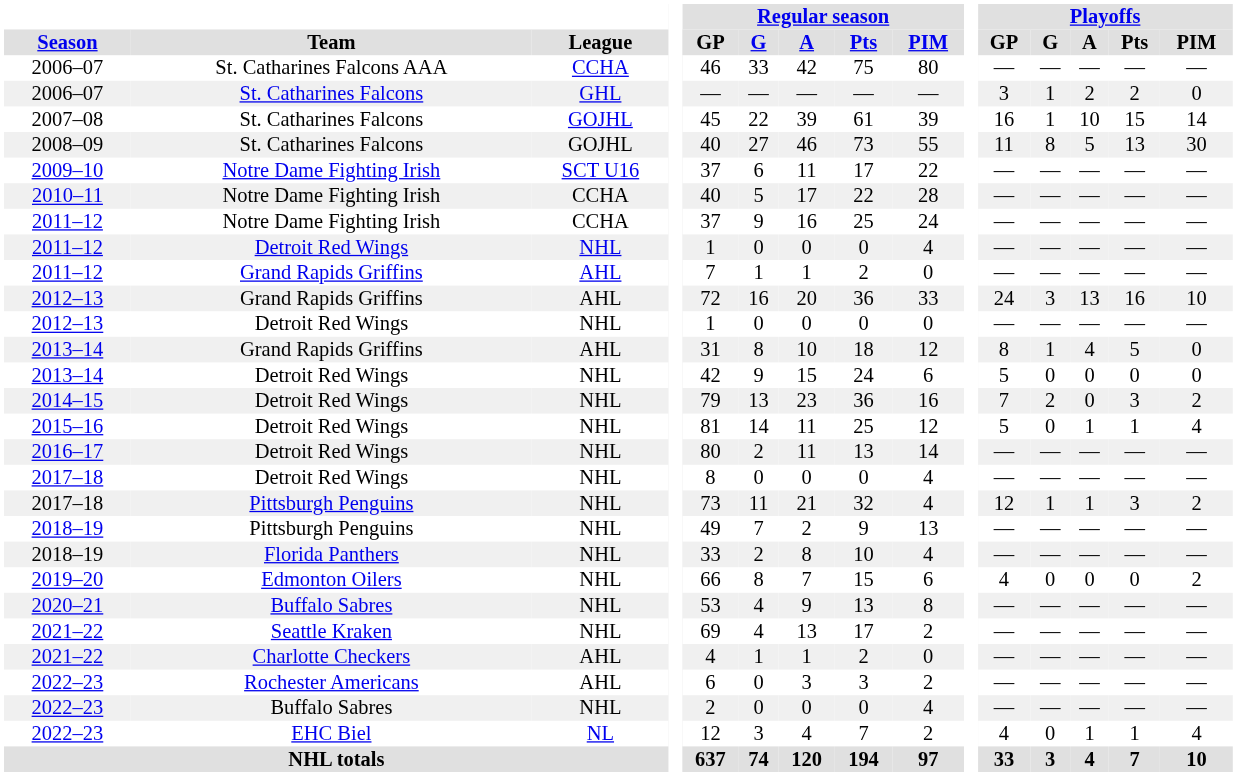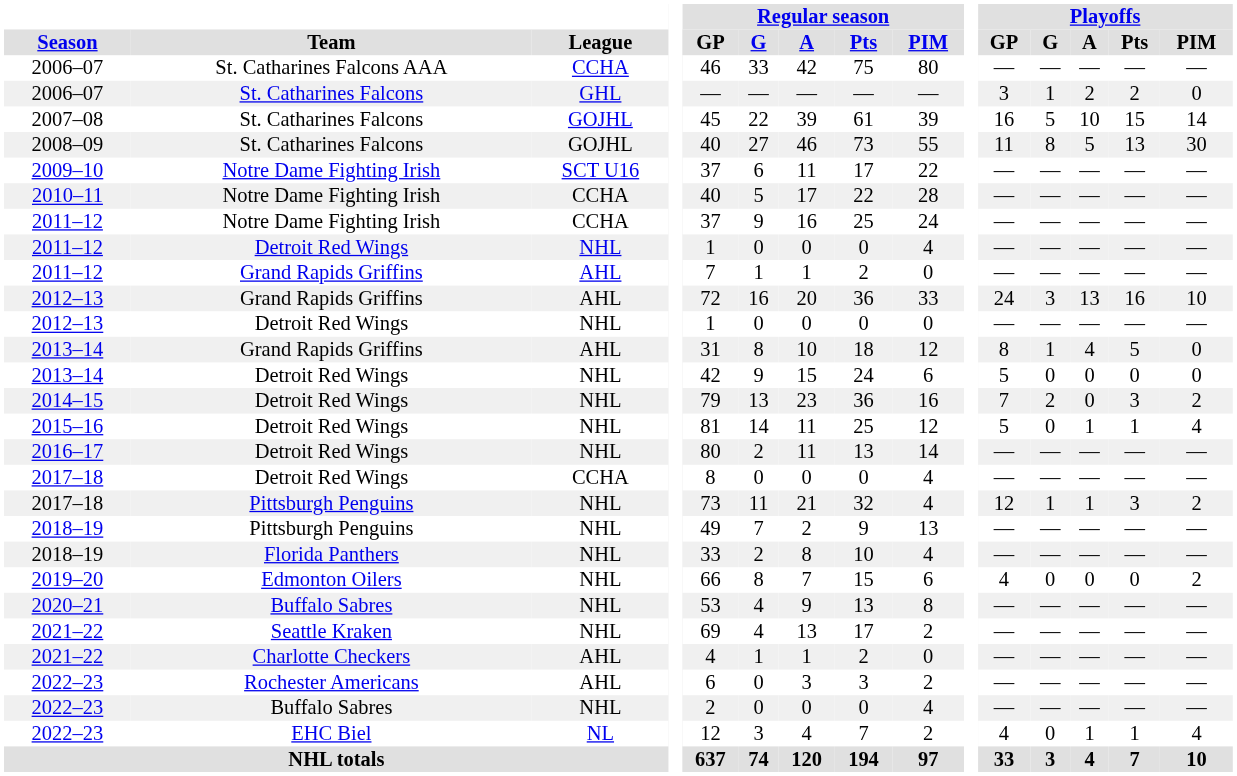(1050, 119) 1 -> (1050, 119) 5
(600, 477) NHL -> (600, 477) CCHA
